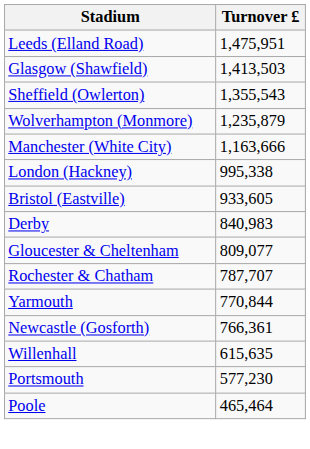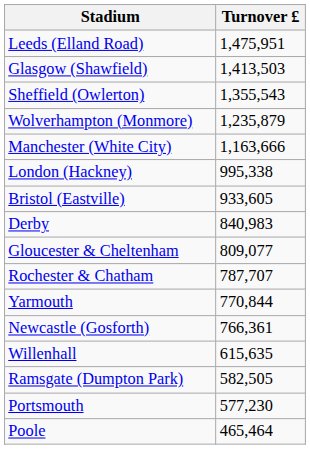+ row: (96, 379)
